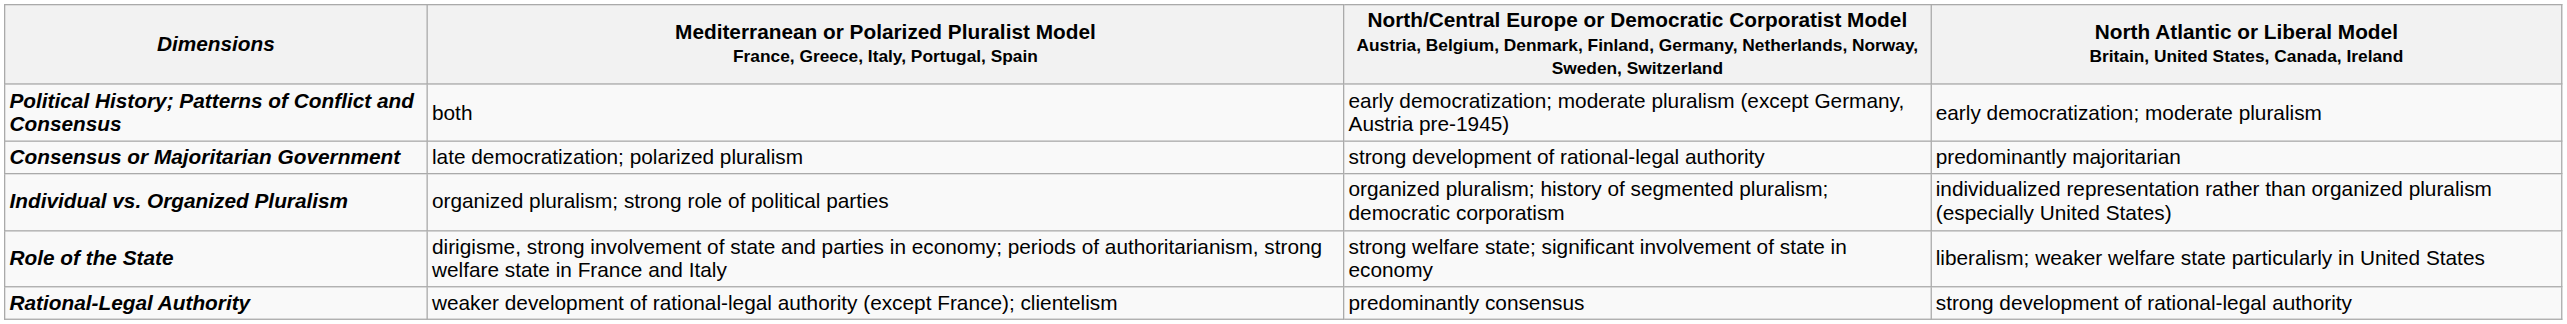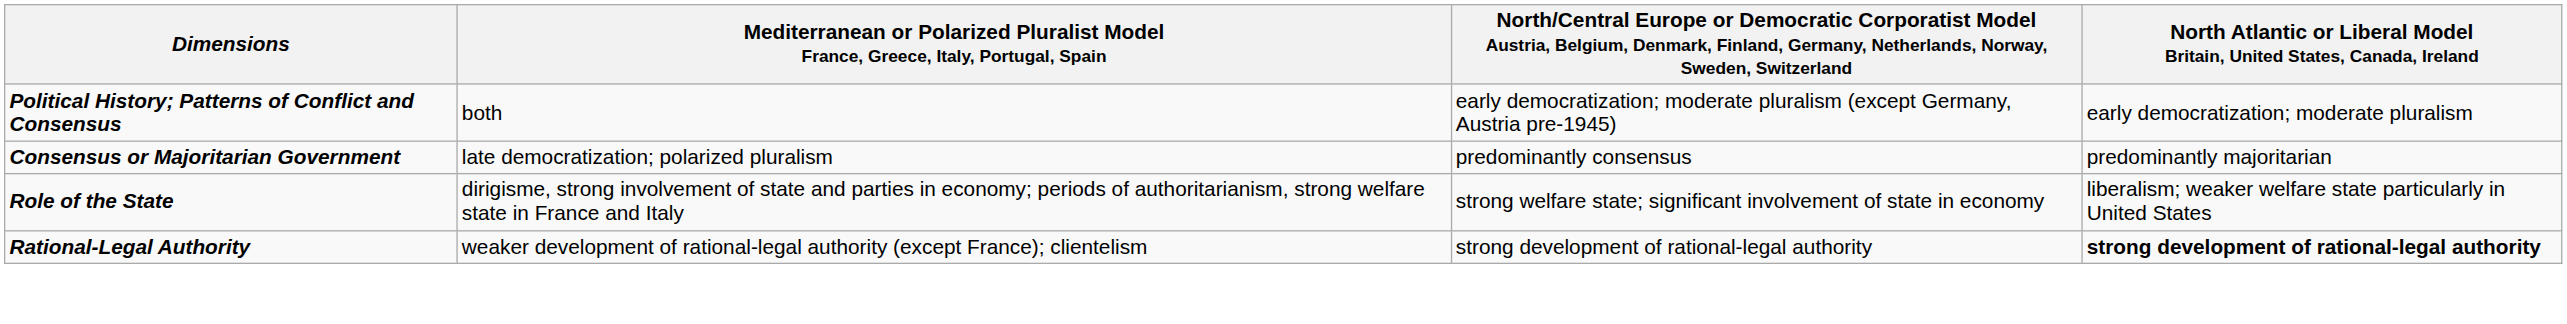(1557, 157) strong development of rational-legal authority -> (1574, 157) predominantly consensus
- row: (179, 201)
(1466, 302) predominantly consensus -> (1664, 246) strong development of rational-legal authority
(2144, 302) normal -> (2314, 246) bold
